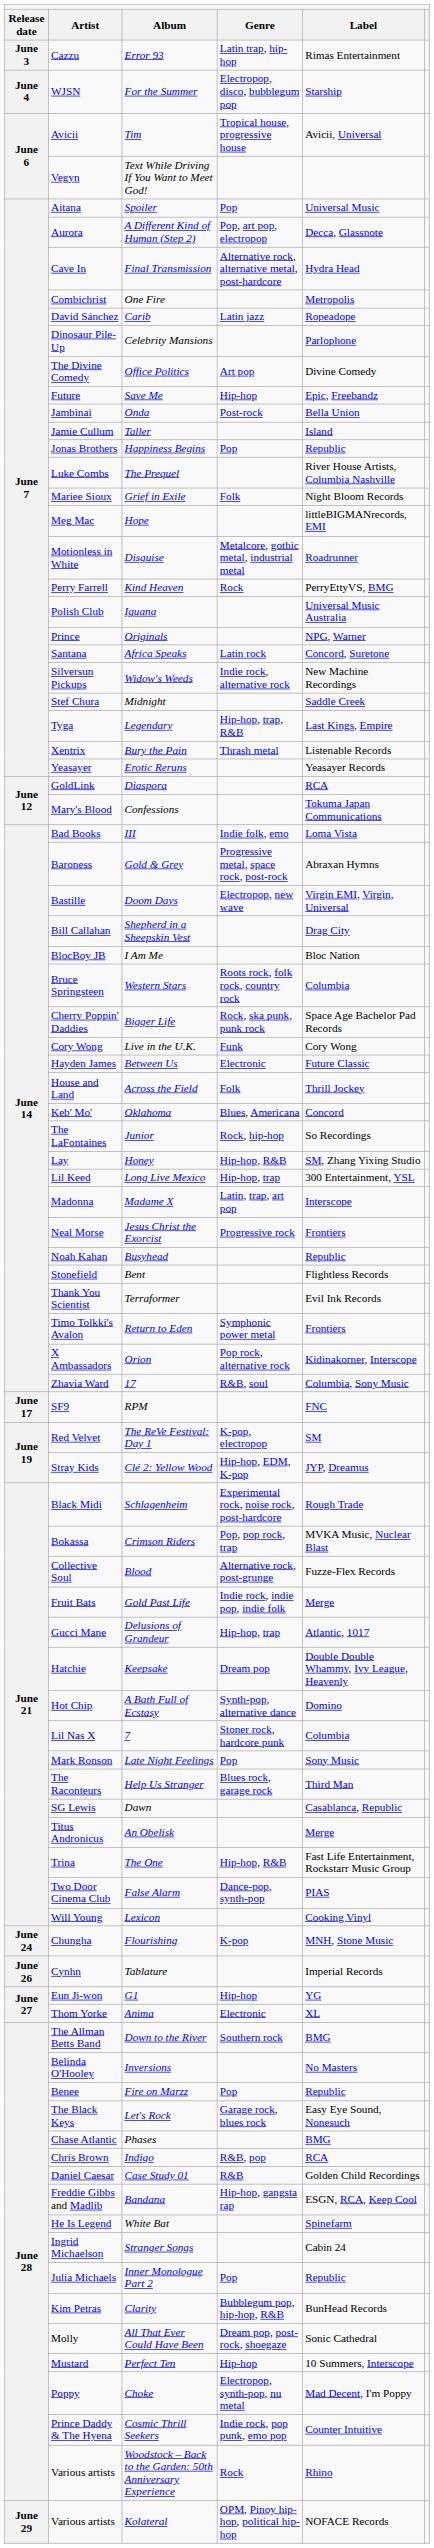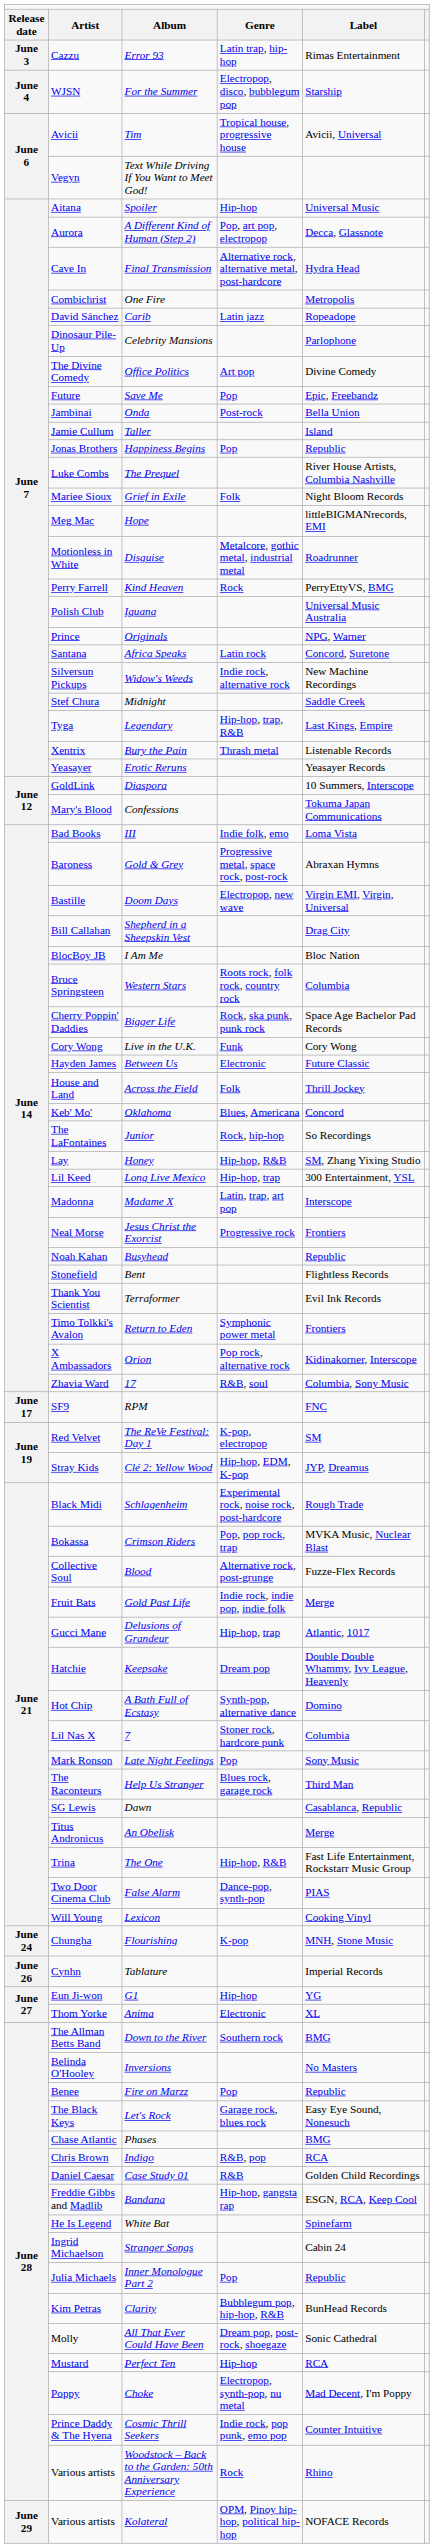(229, 208) Pop -> (238, 208) Hip-hop
(238, 395) Hip-hop -> (229, 395) Pop
(317, 785) RCA -> (359, 785) 10 Summers, Interscope
(359, 2362) 10 Summers, Interscope -> (317, 2362) RCA
